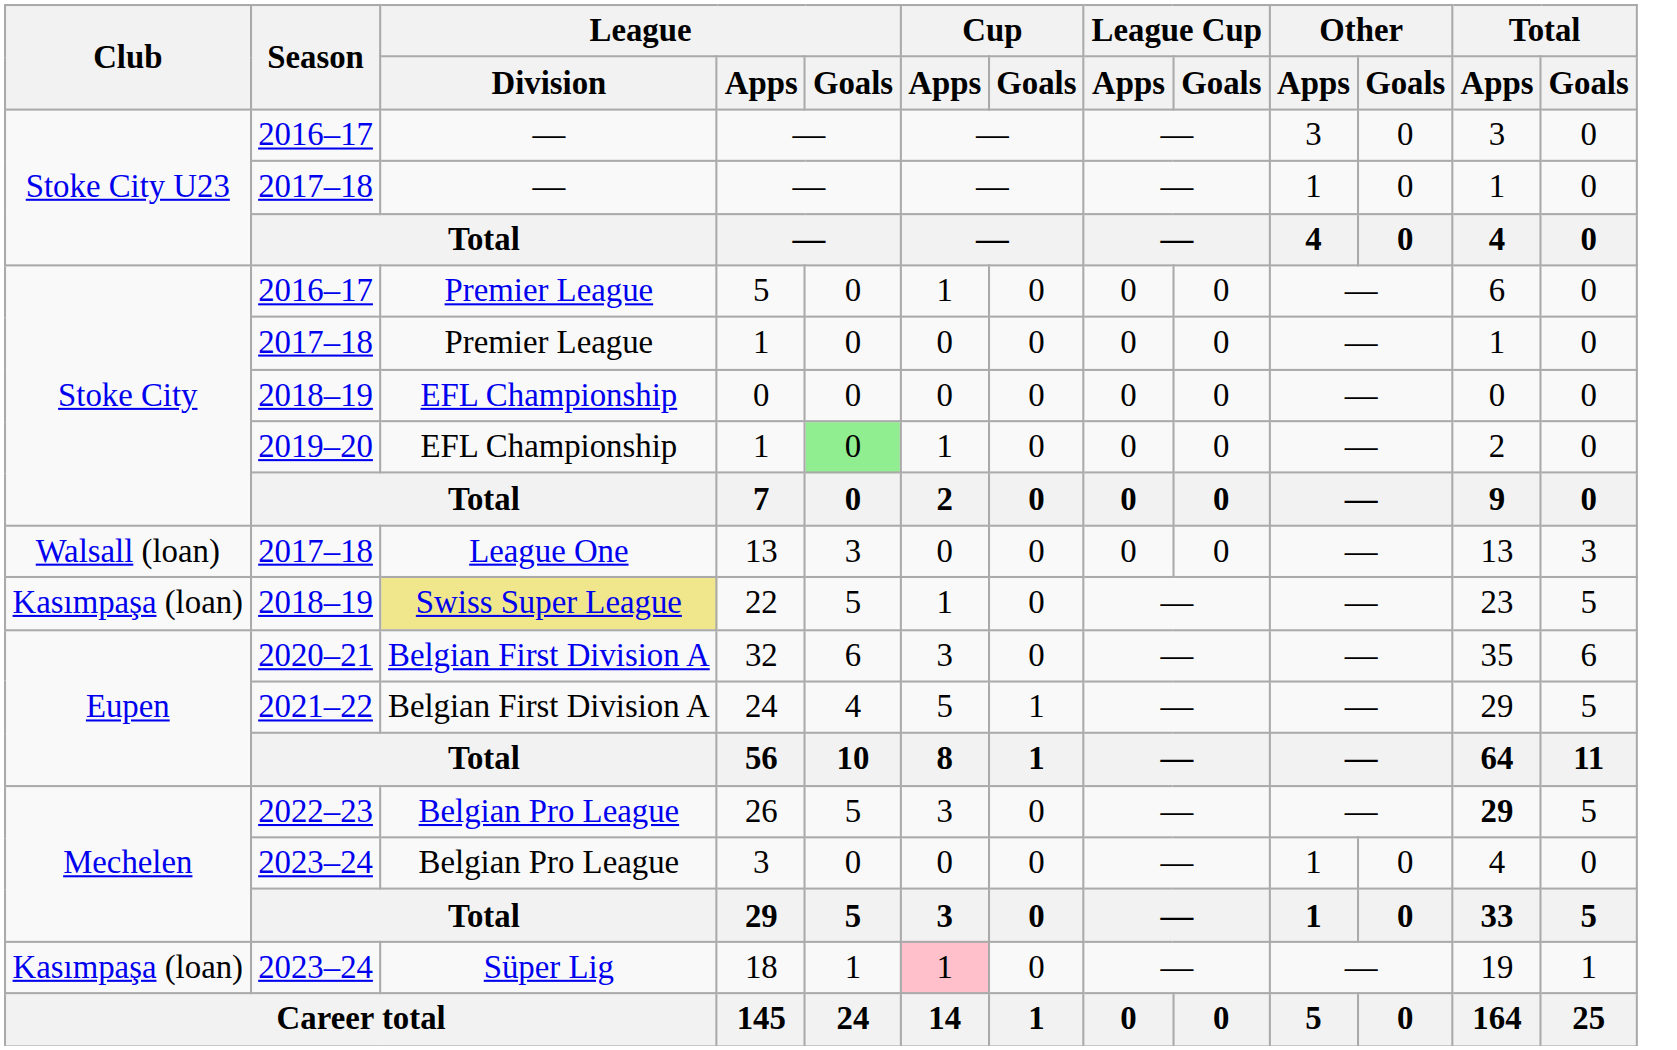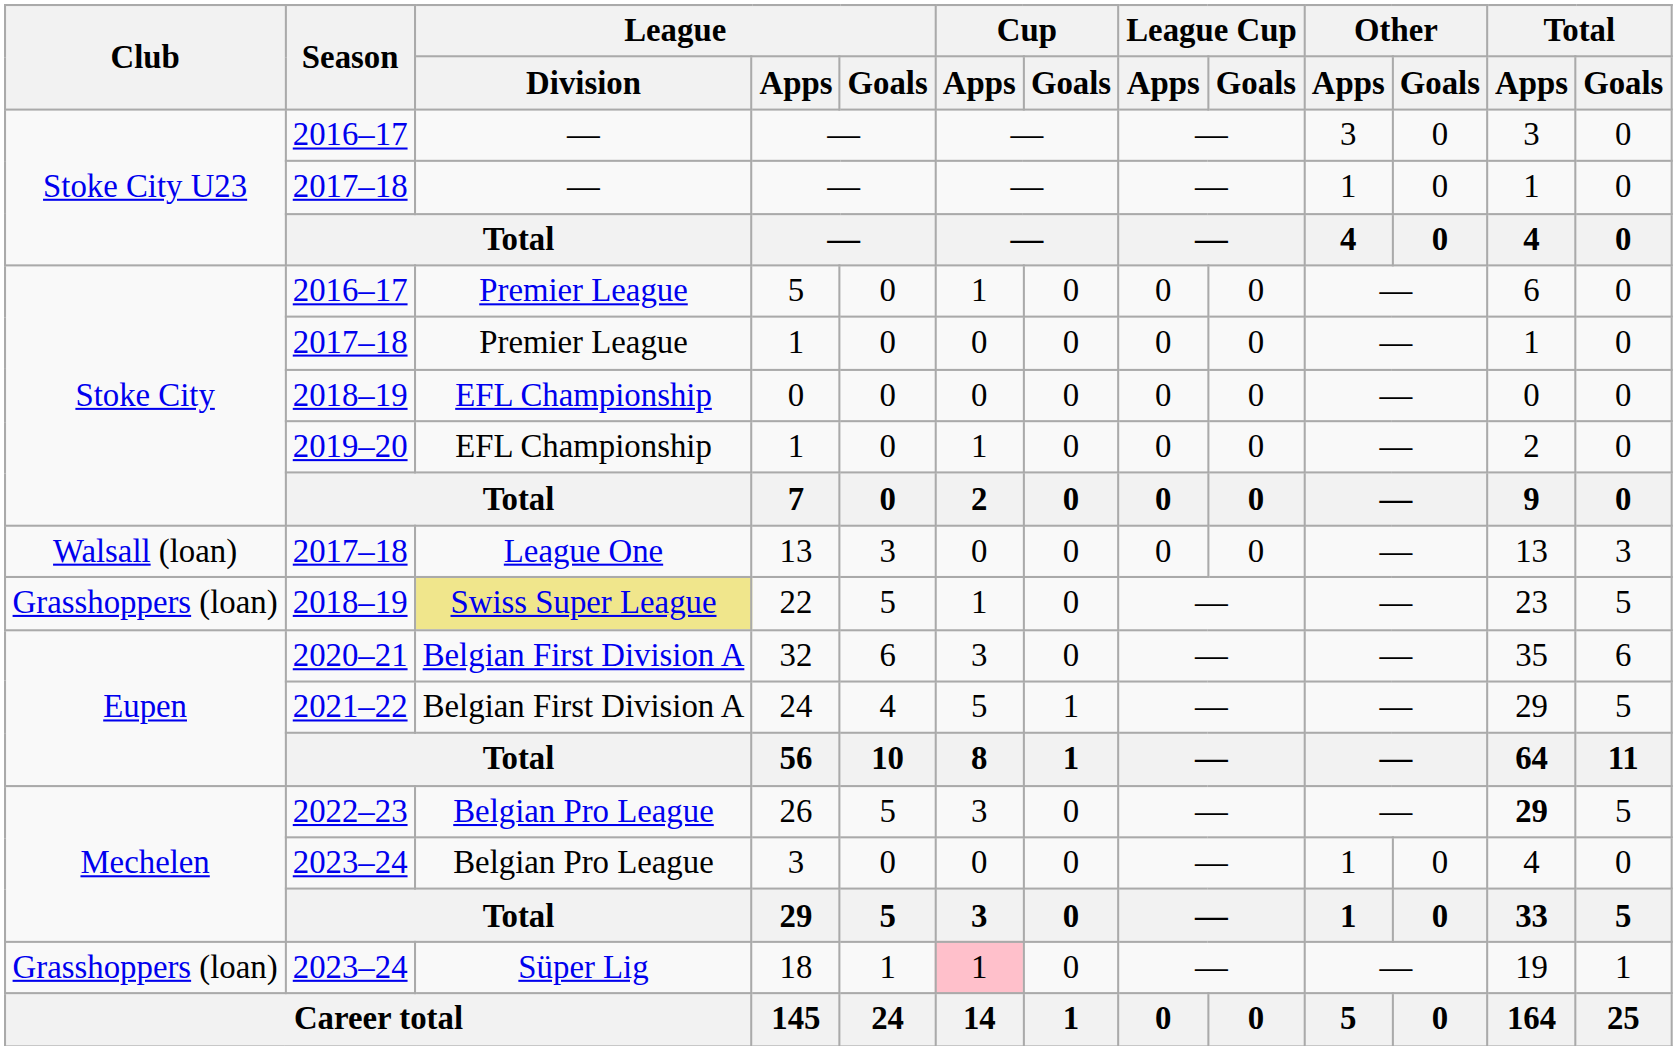(853, 446) lightgreen background -> (888, 446) no background
(128, 602) Kasımpaşa (loan) -> (145, 602) Grasshoppers (loan)
(128, 966) Kasımpaşa (loan) -> (145, 966) Grasshoppers (loan)
